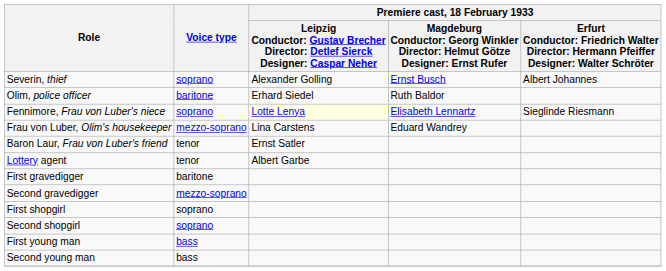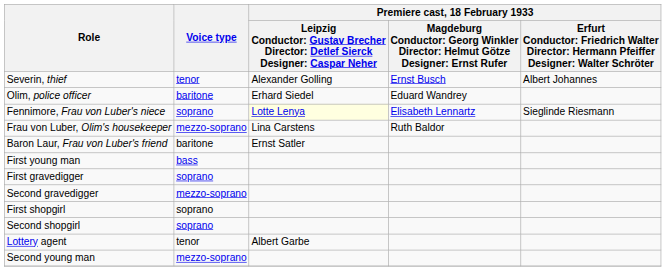(195, 79) soprano -> (188, 79) tenor
(417, 95) Ruth Baldor -> (429, 95) Eduard Wandrey
(429, 128) Eduard Wandrey -> (417, 128) Ruth Baldor
(188, 144) tenor -> (195, 144) baritone
rows swapped: (37, 160) <-> (43, 242)
(195, 177) baritone -> (195, 177) soprano
(187, 258) bass -> (211, 258) mezzo-soprano
